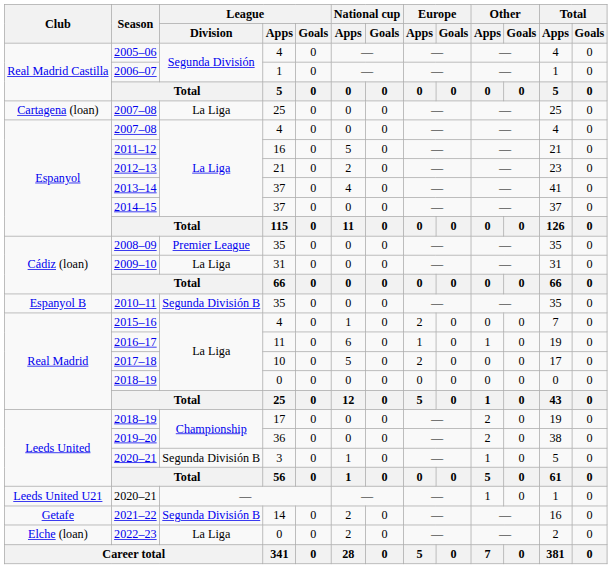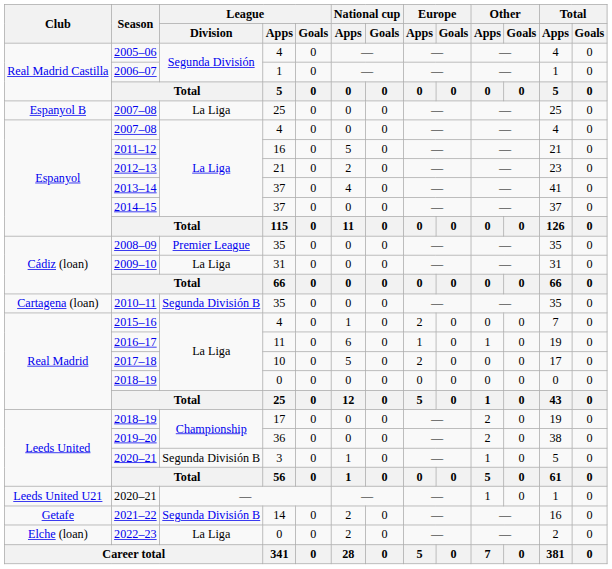(58, 110) Cartagena (loan) -> (58, 110) Espanyol B
(58, 303) Espanyol B -> (58, 303) Cartagena (loan)
